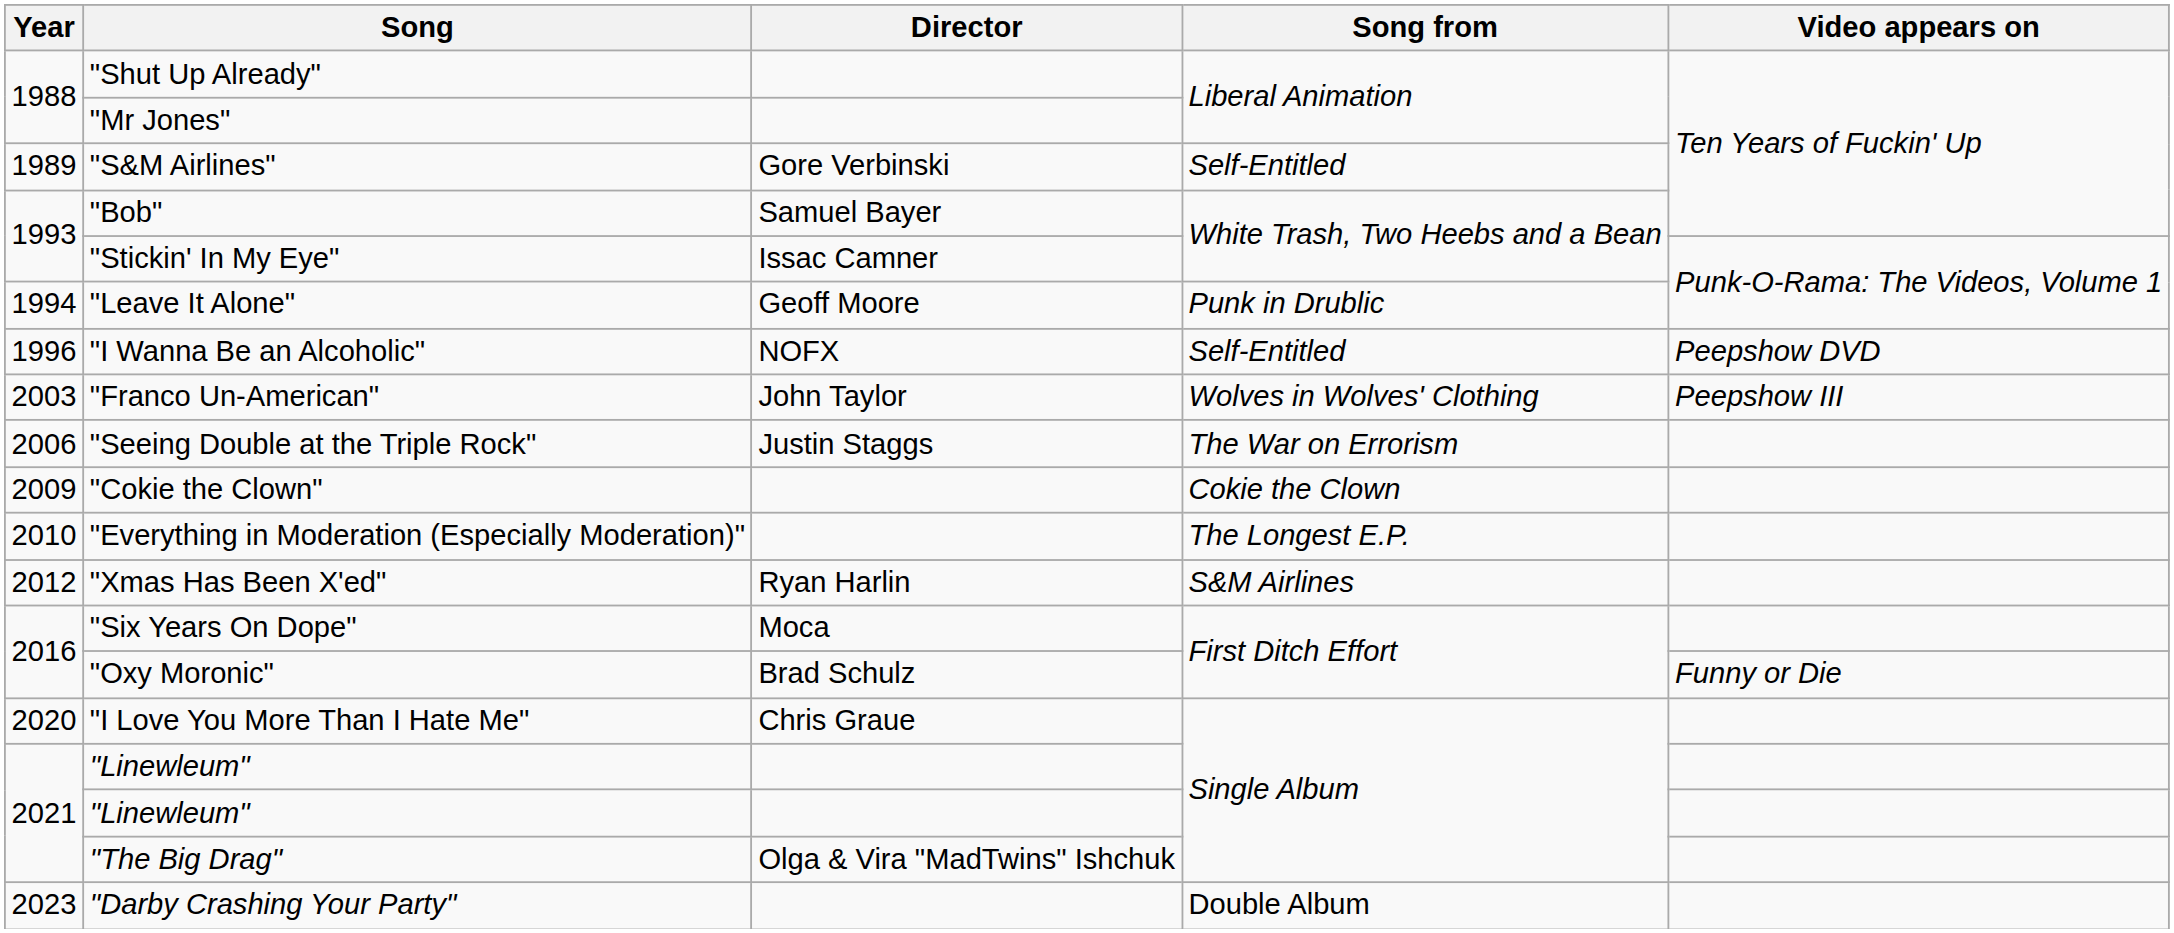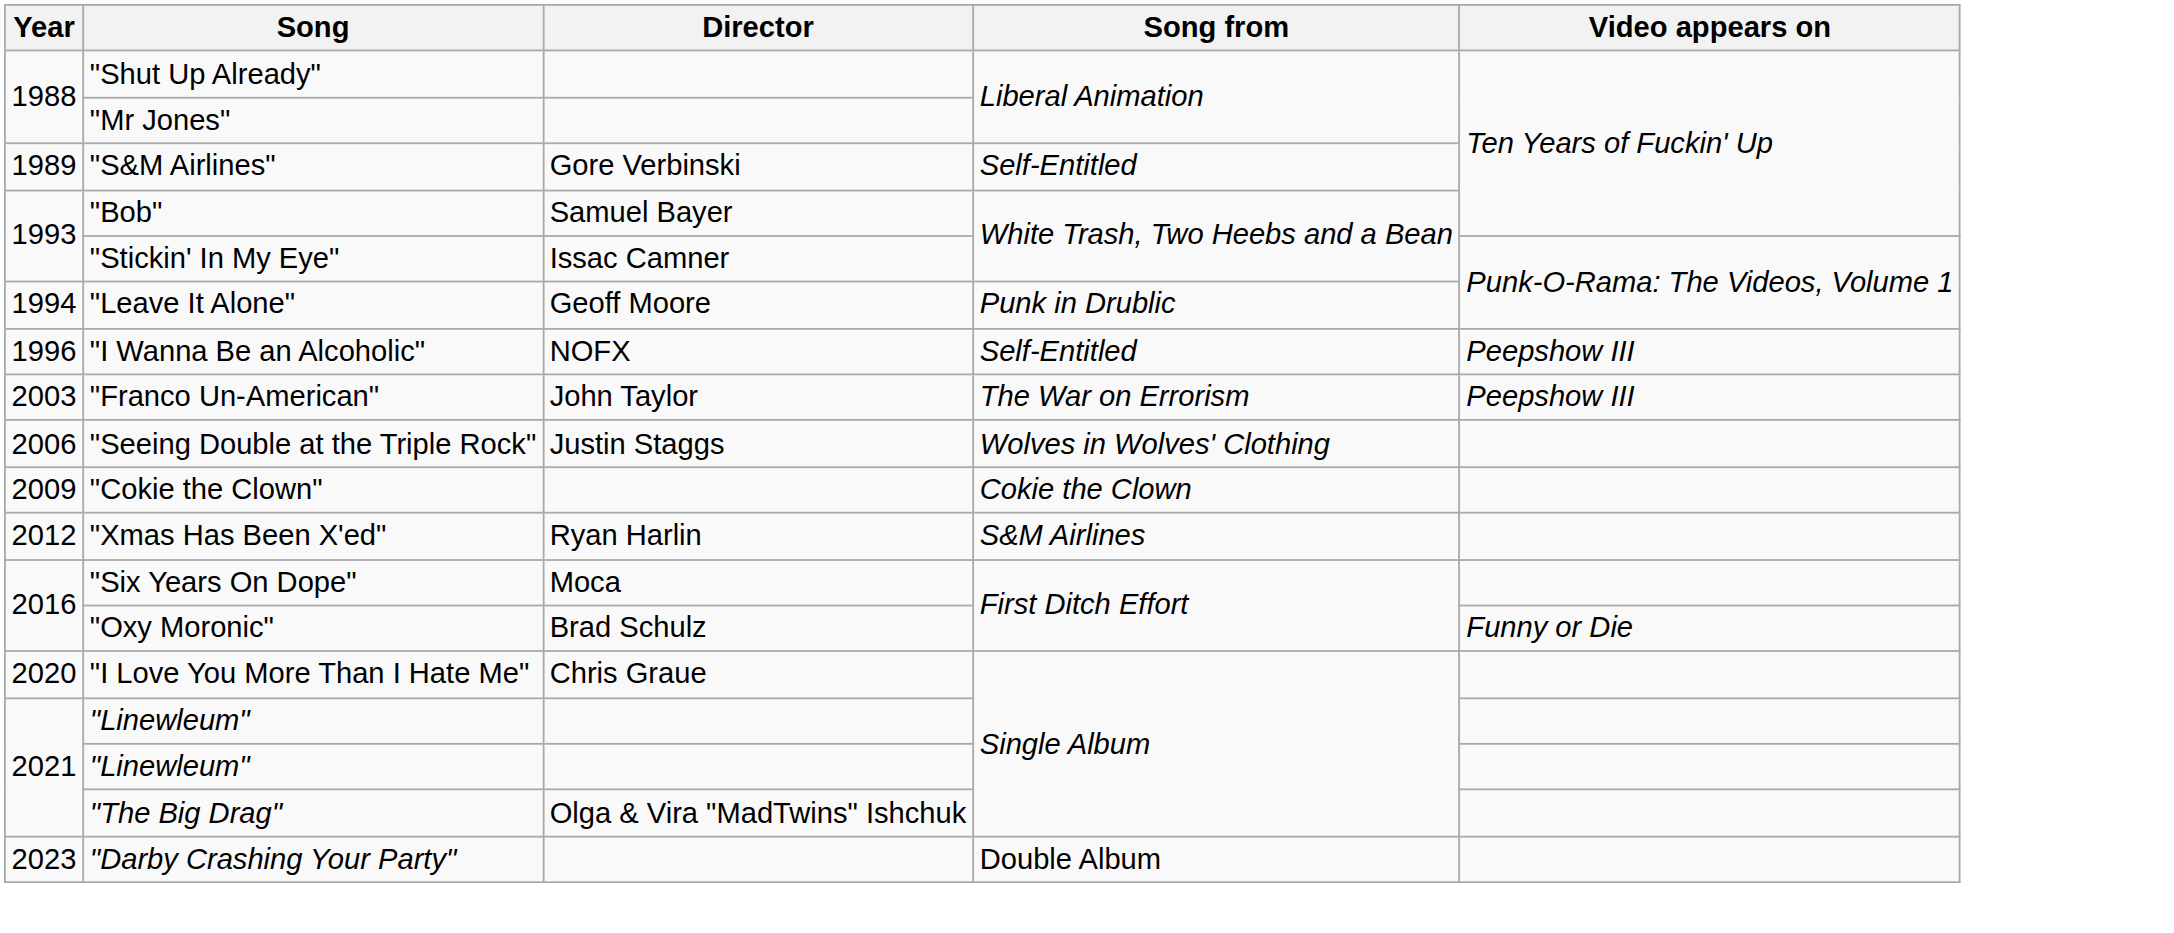(1778, 350) Peepshow DVD -> (1551, 350) Peepshow III
(1364, 397) Wolves in Wolves' Clothing -> (1115, 397) The War on Errorism
(1323, 443) The War on Errorism -> (1155, 443) Wolves in Wolves' Clothing
- row: (44, 535)
